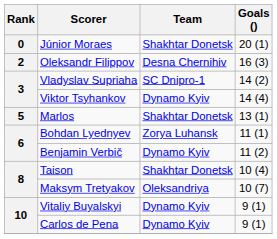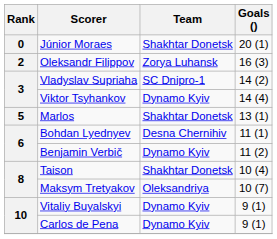(184, 62) Desna Chernihiv -> (180, 62) Zorya Luhansk
(180, 134) Zorya Luhansk -> (184, 134) Desna Chernihiv
